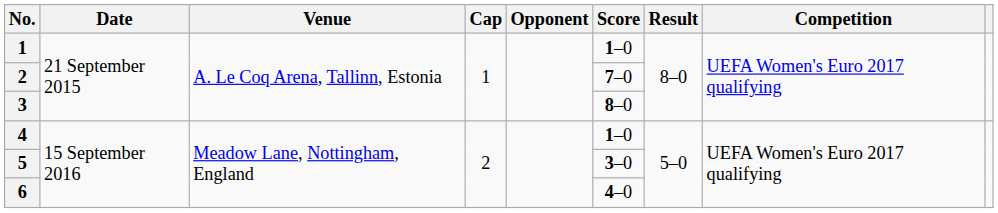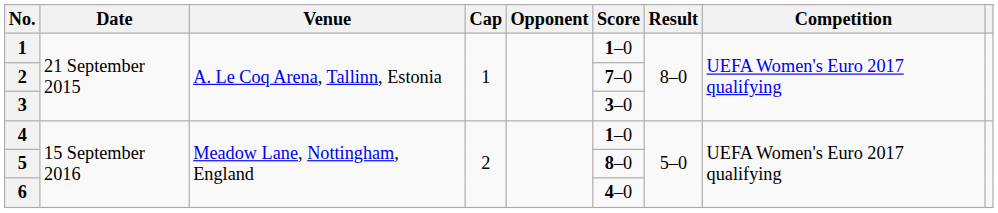(618, 105) 8–0 -> (618, 105) 3–0
(618, 163) 3–0 -> (618, 163) 8–0
